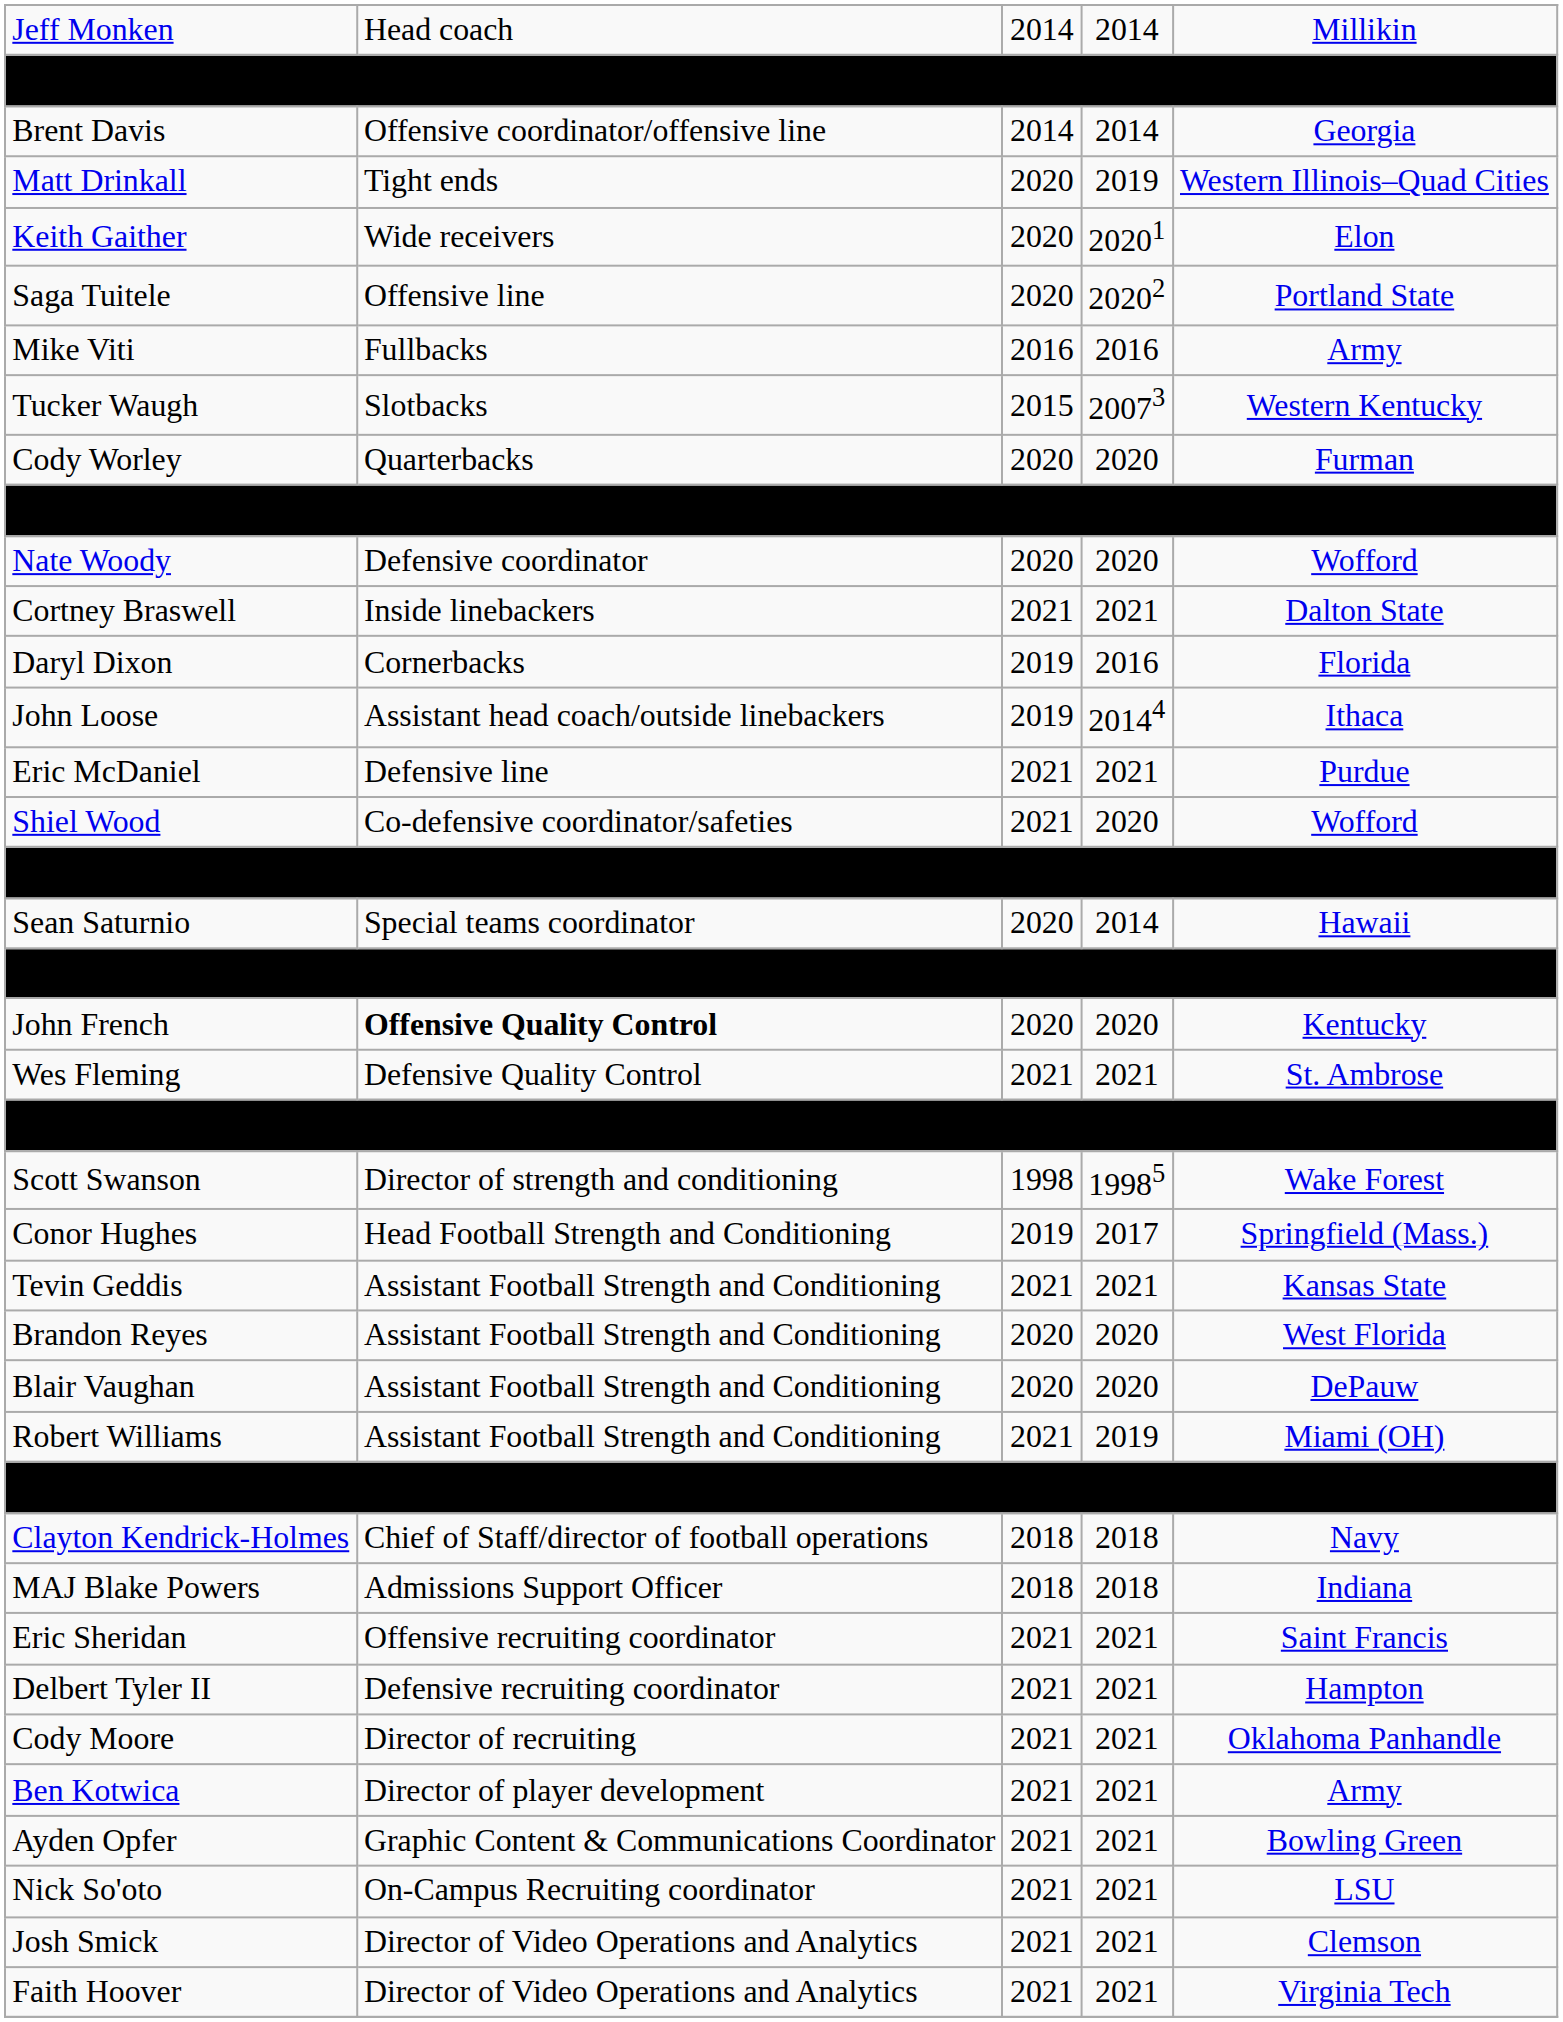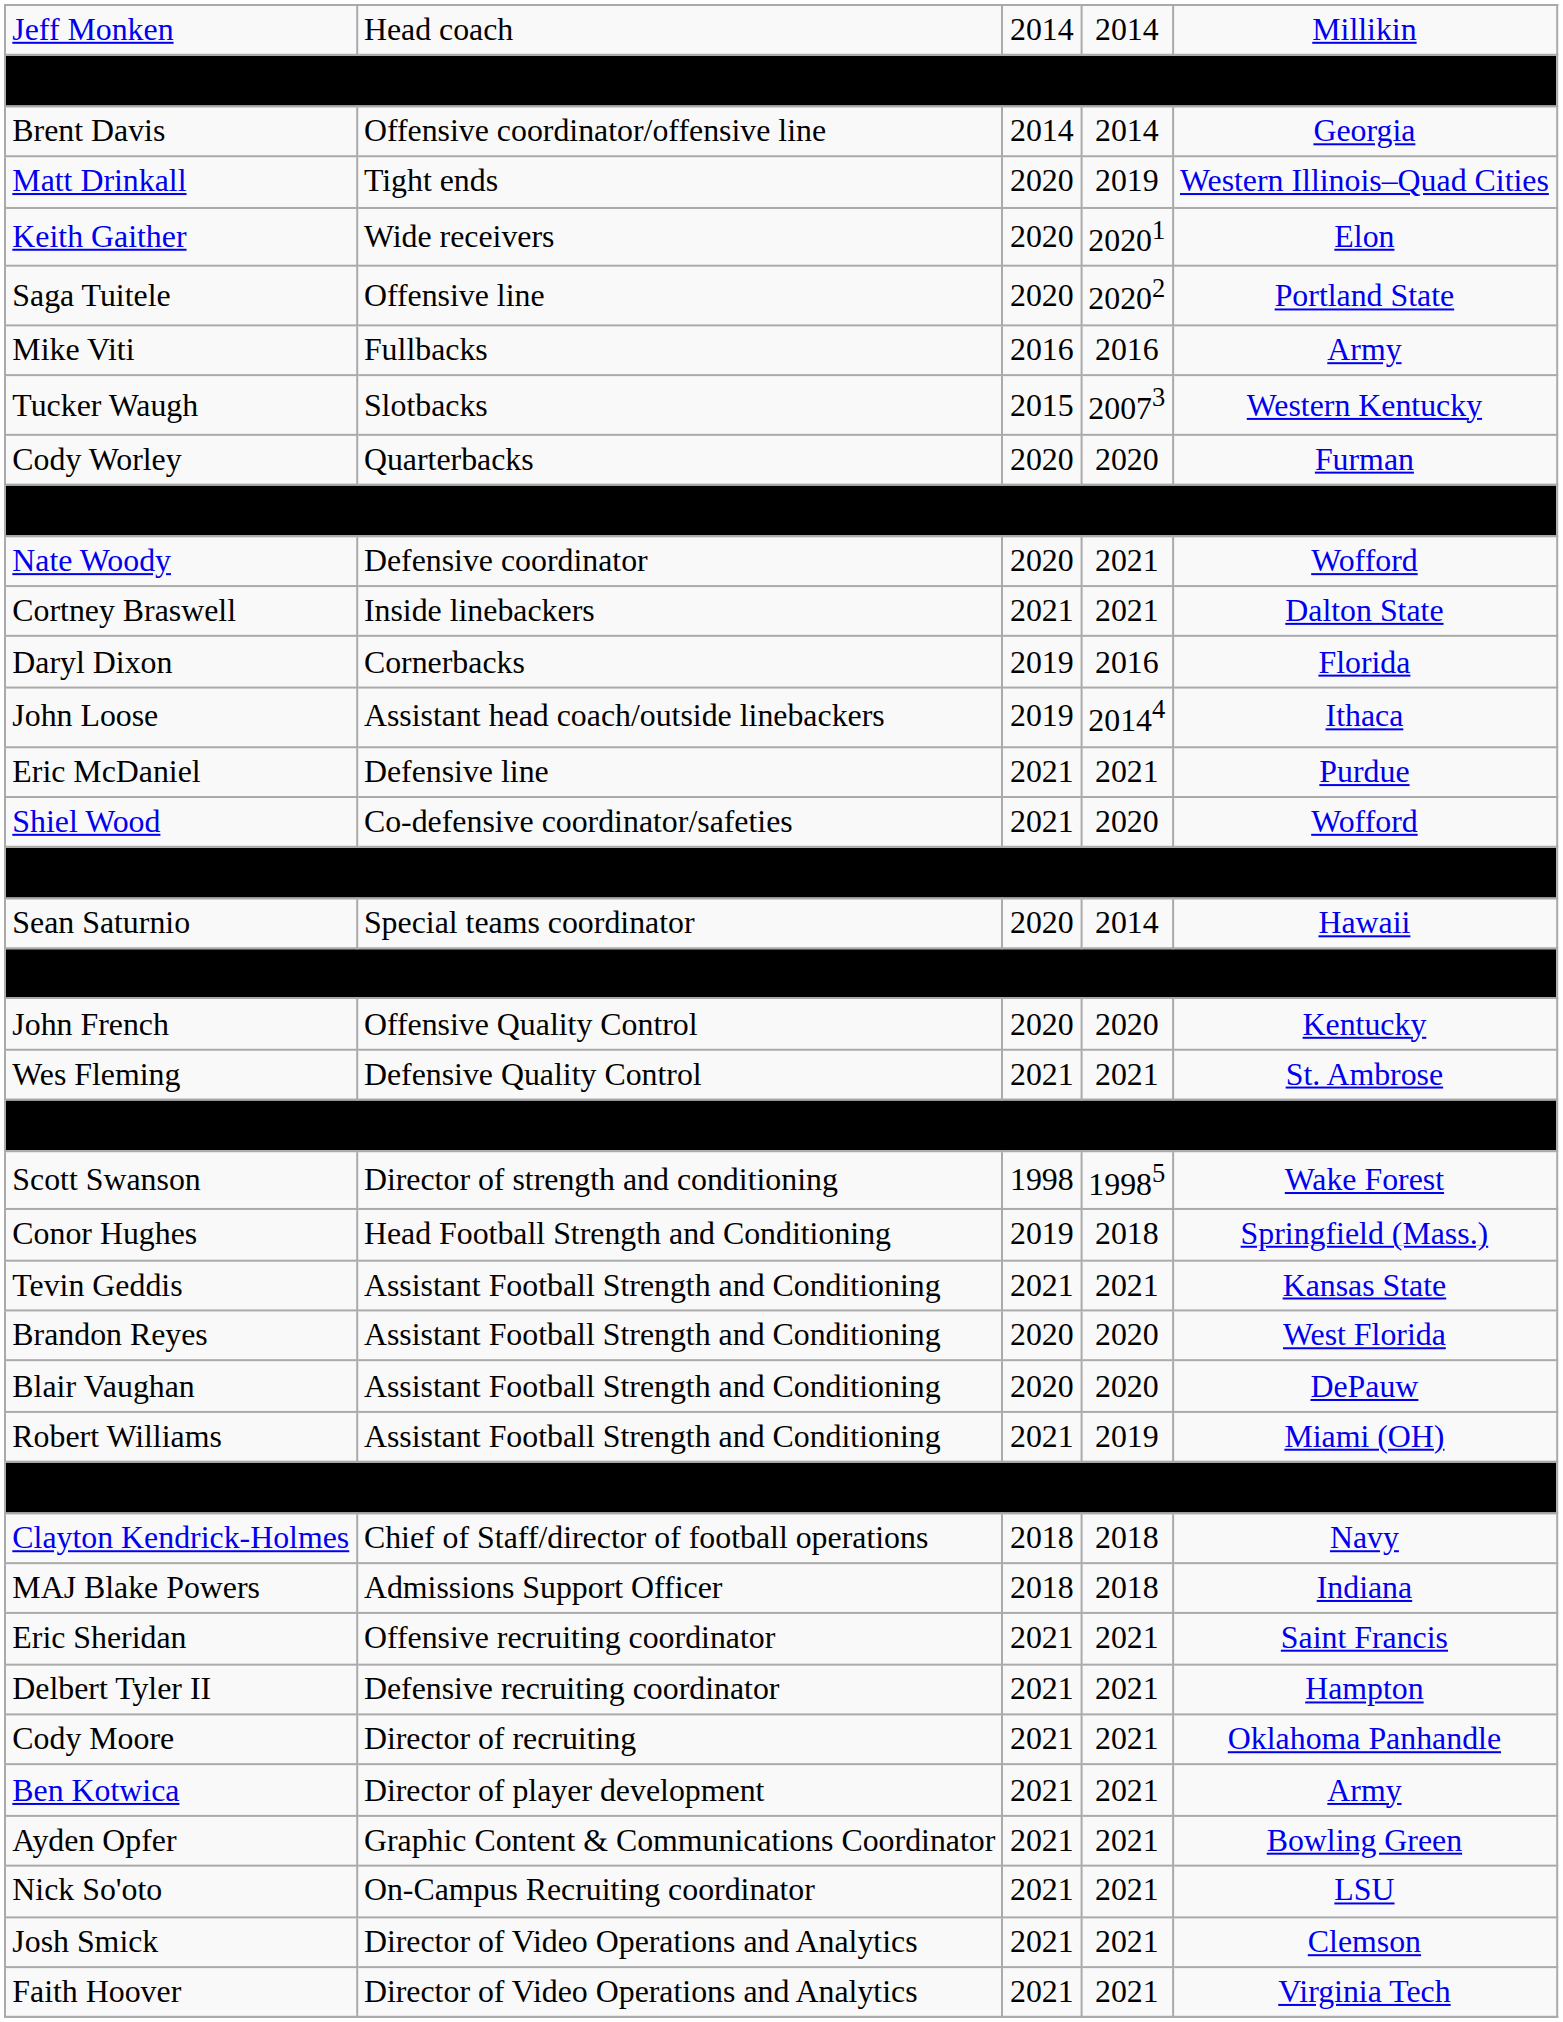(1127, 560) 2020 -> (1127, 560) 2021
(541, 1023) bold -> (531, 1023) normal
(1127, 1234) 2017 -> (1127, 1234) 2018
